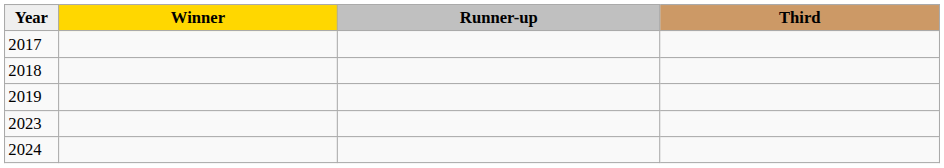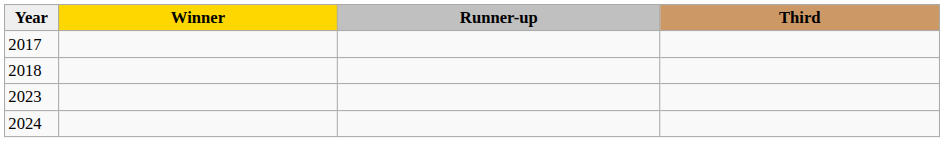- row: (25, 96)
